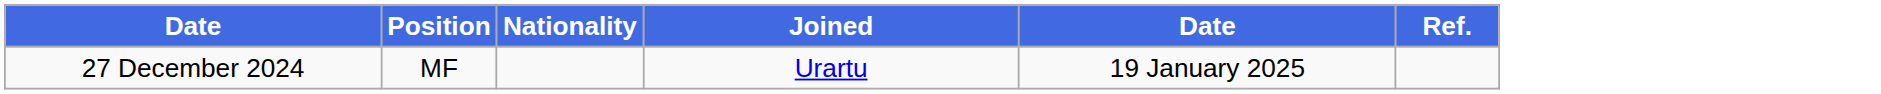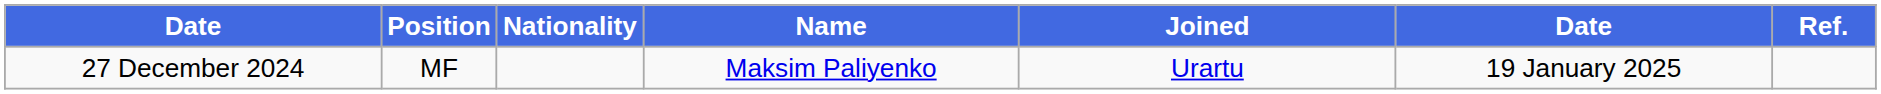+ column: (831, 26)
